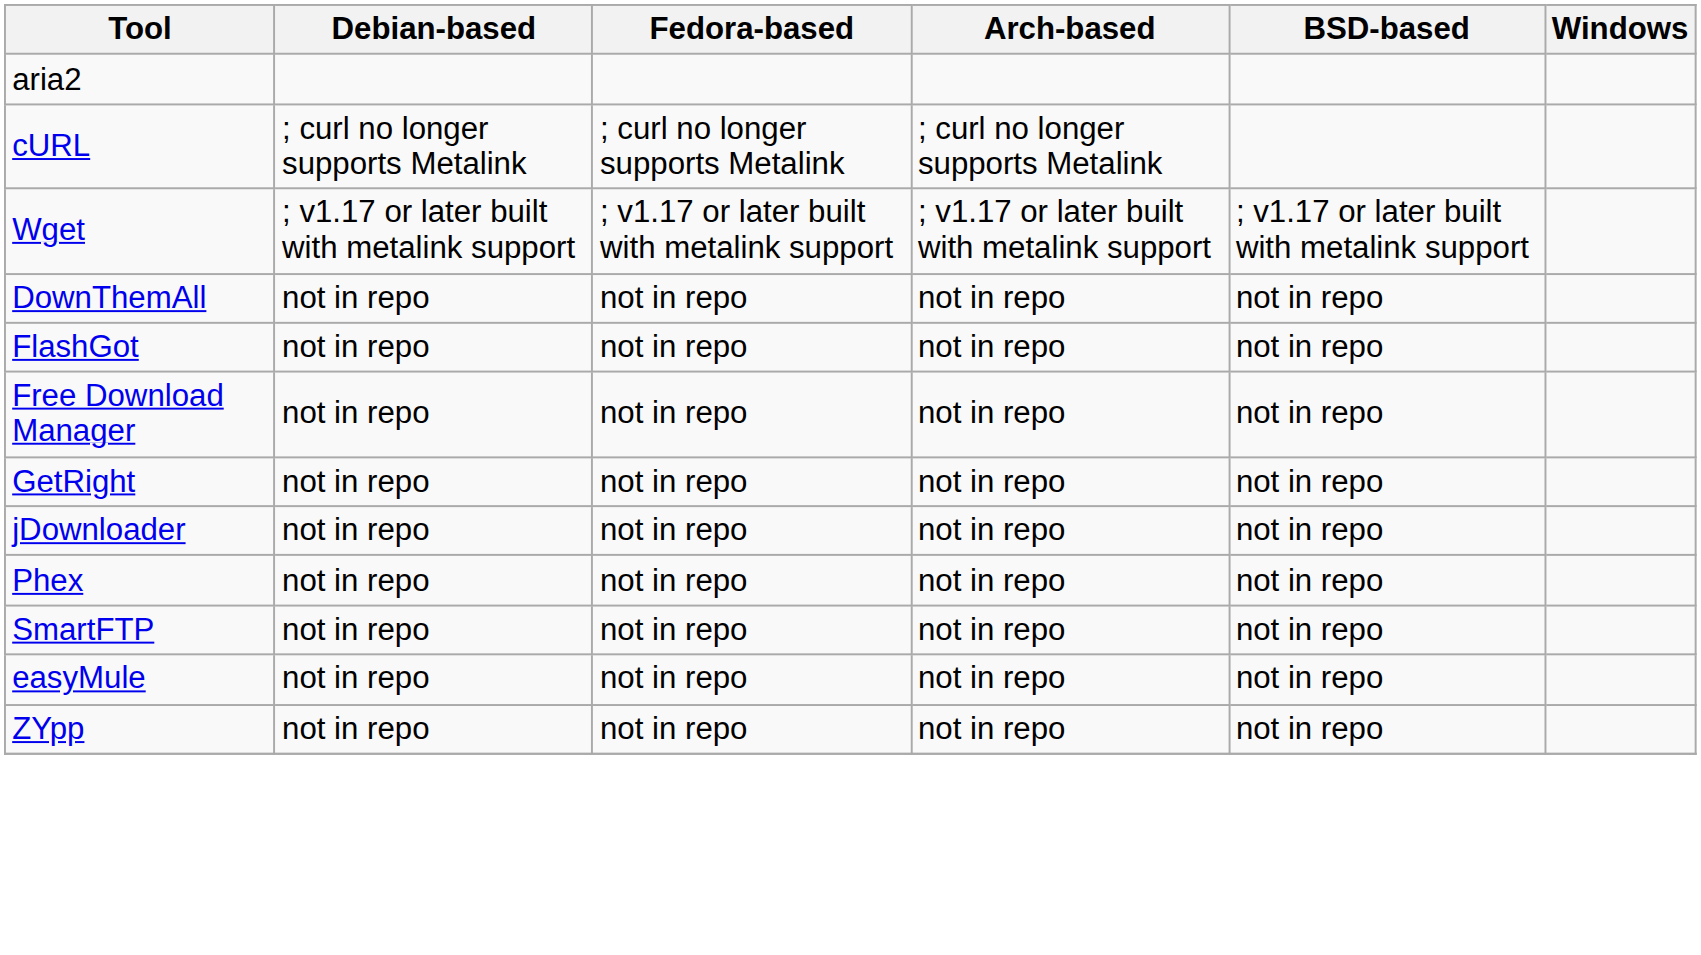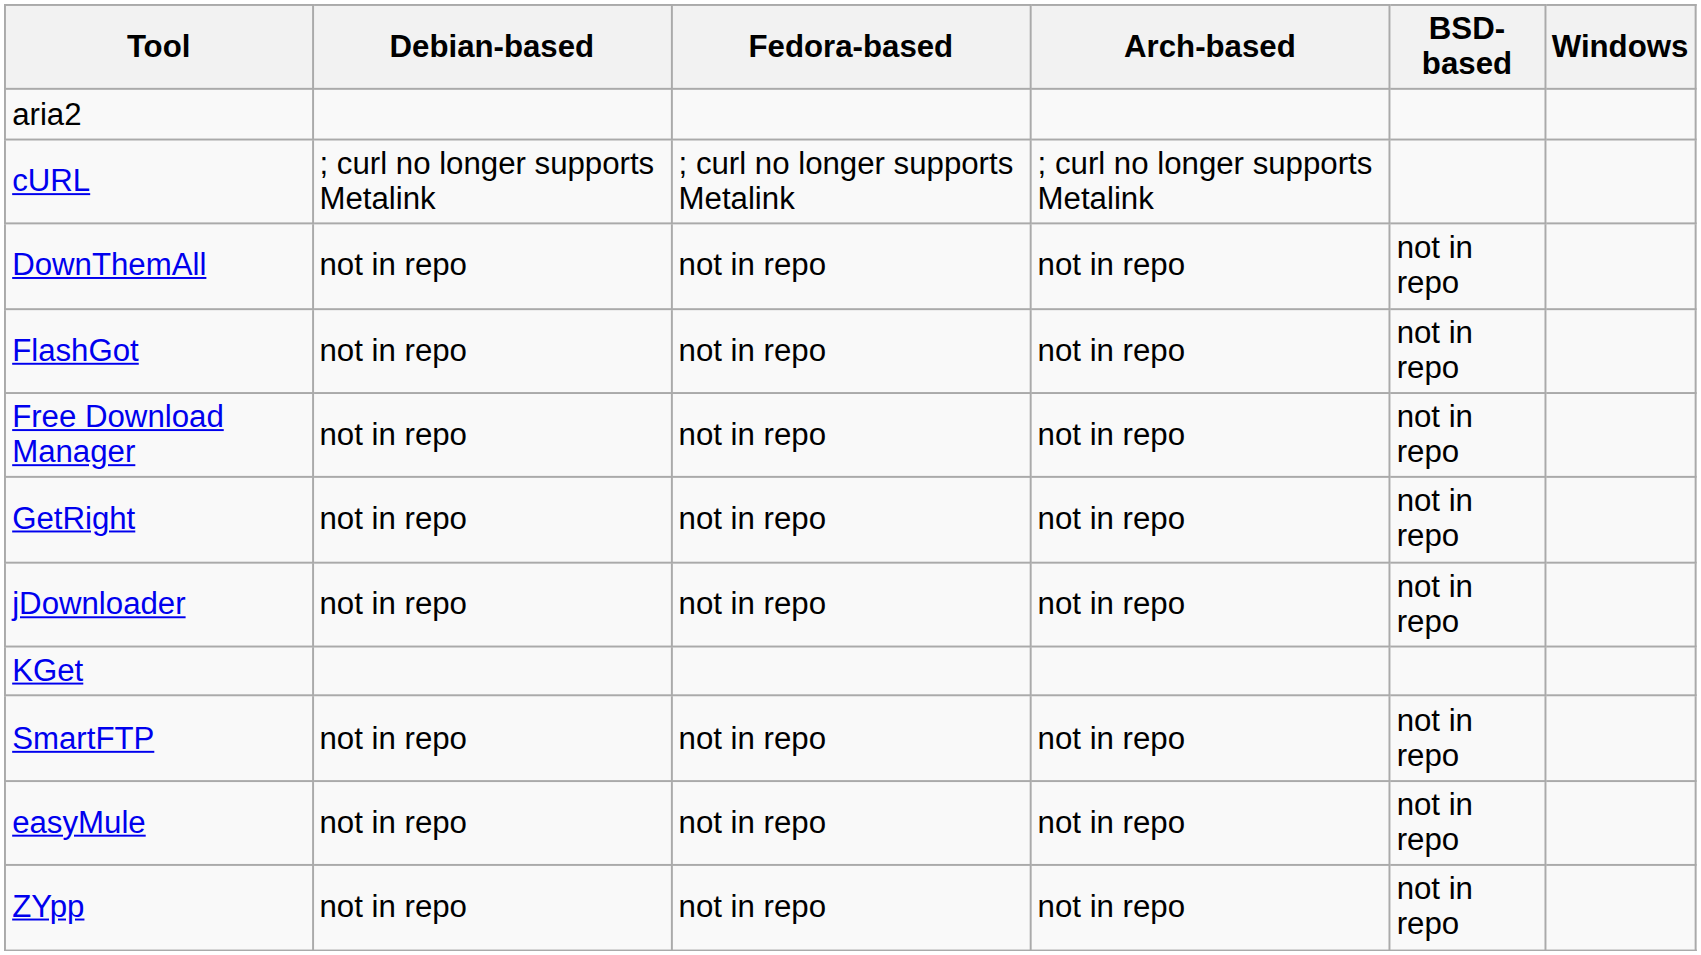- row: (49, 230)
+ row: (48, 670)
- row: (48, 579)
